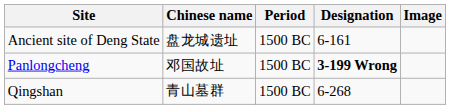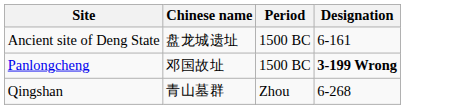- column: (423, 15)
(285, 91) 1500 BC -> (274, 91) Zhou
